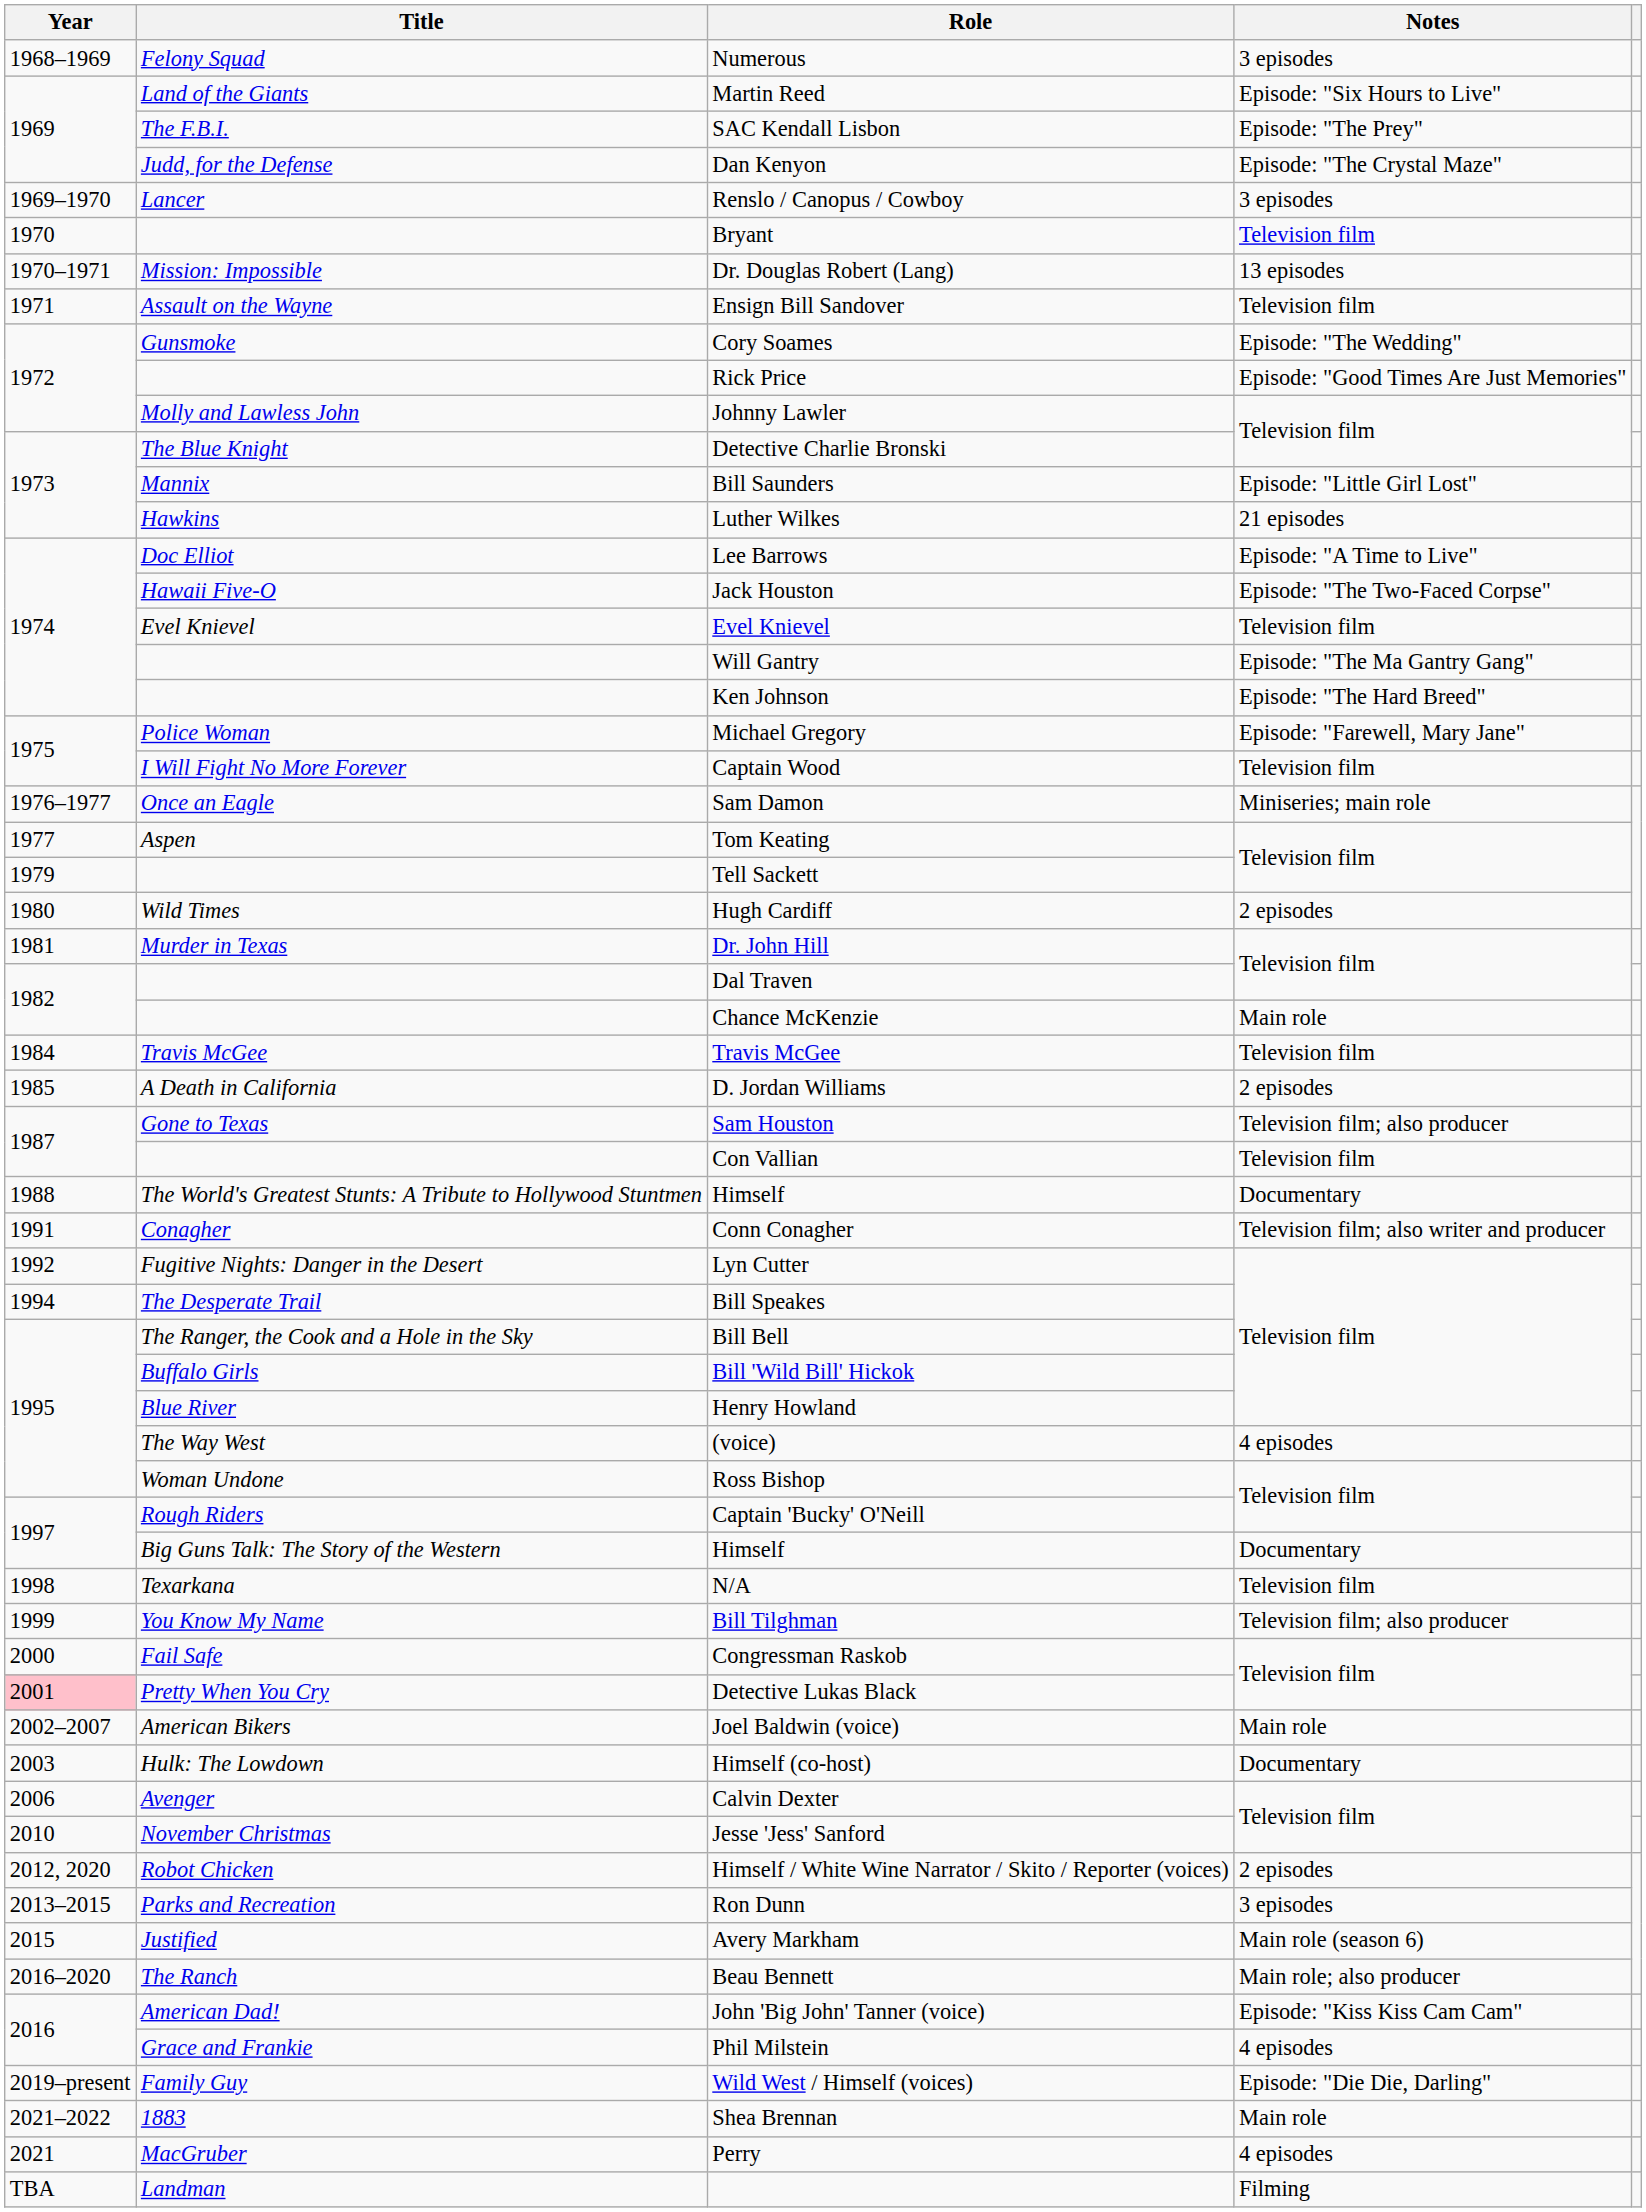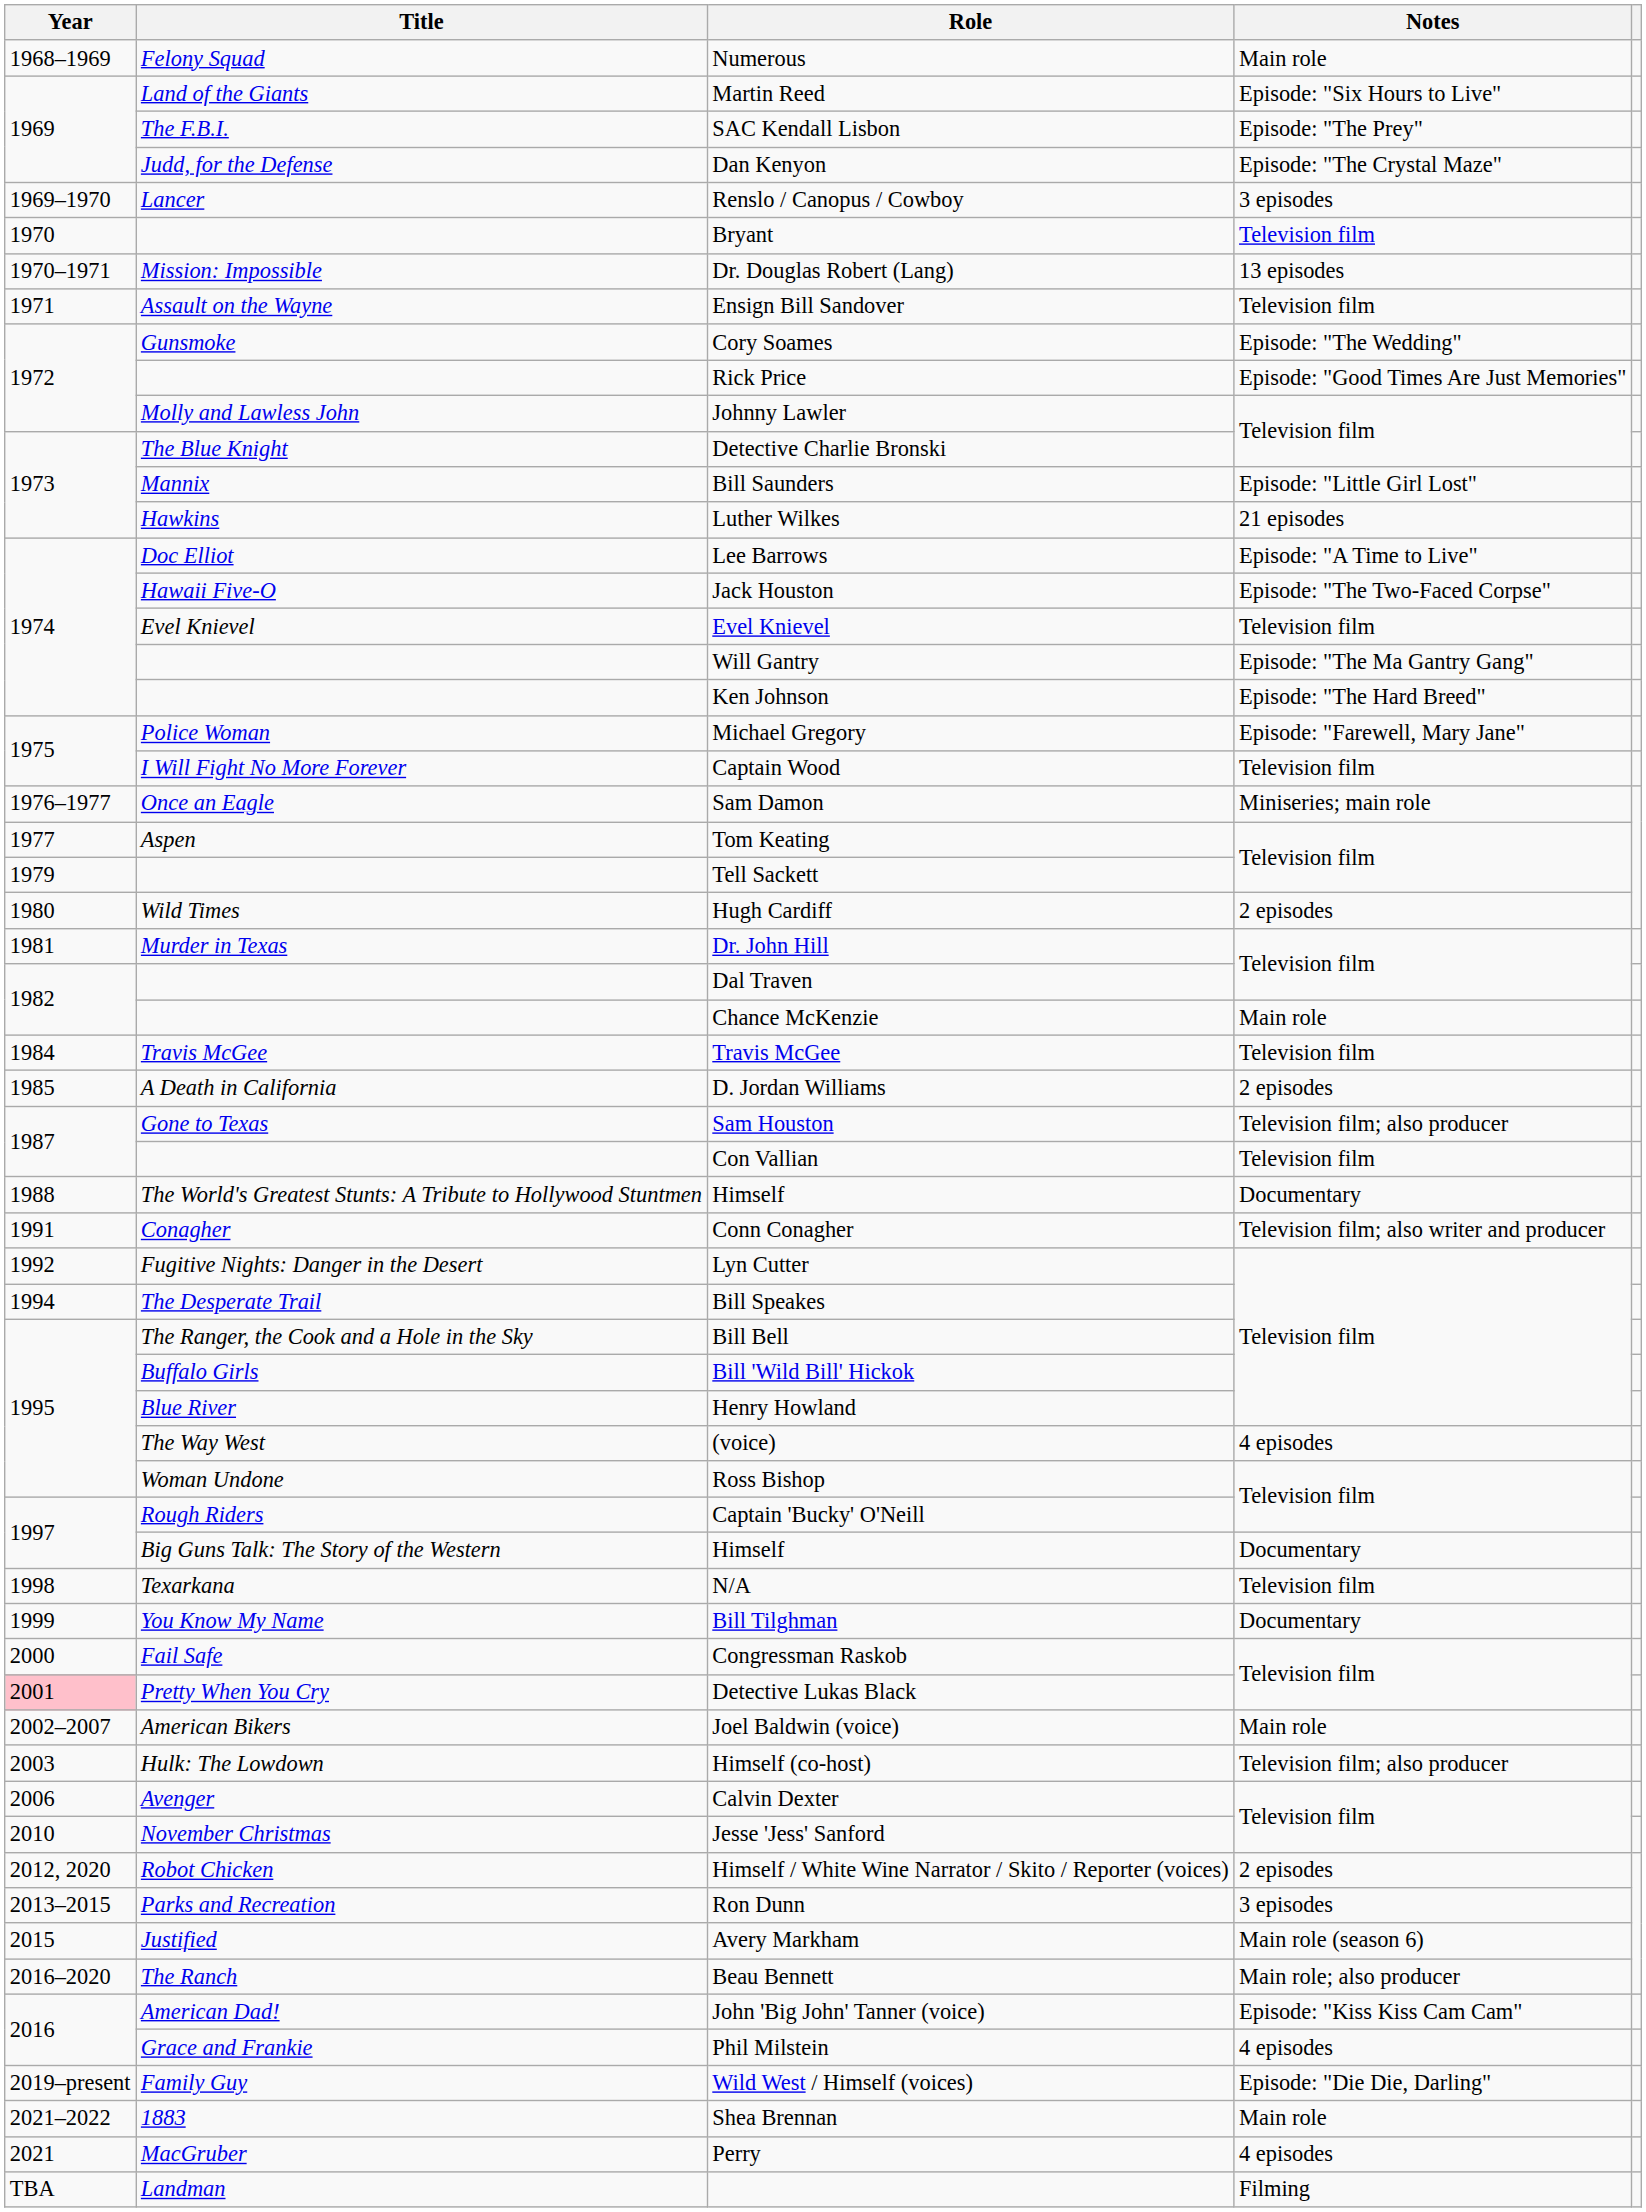(1286, 57) 3 episodes -> (1283, 57) Main role
(1374, 1620) Television film; also producer -> (1300, 1620) Documentary
(1300, 1762) Documentary -> (1374, 1762) Television film; also producer
